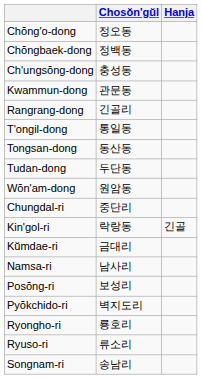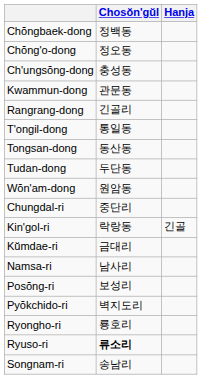rows swapped: (49, 51) <-> (41, 31)
(115, 344) normal -> (115, 344) bold
